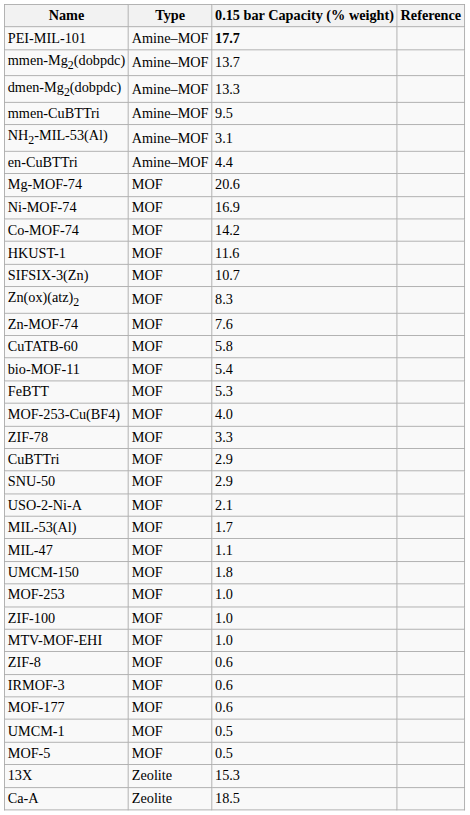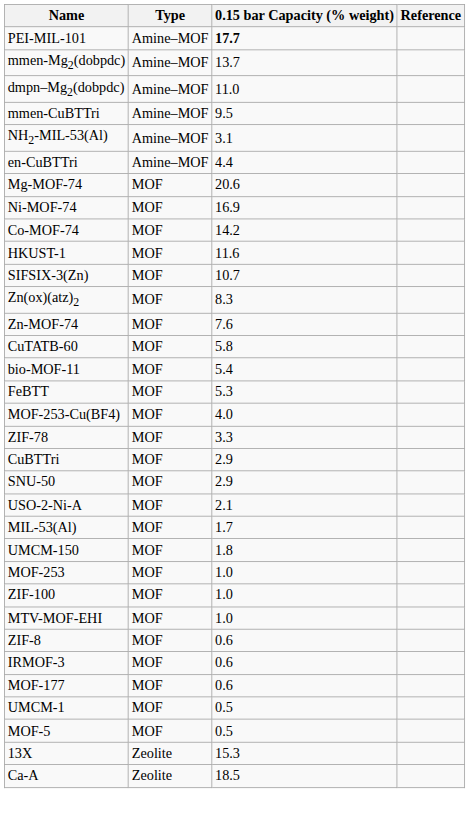- row: (64, 89)
+ row: (66, 89)
- row: (30, 550)
